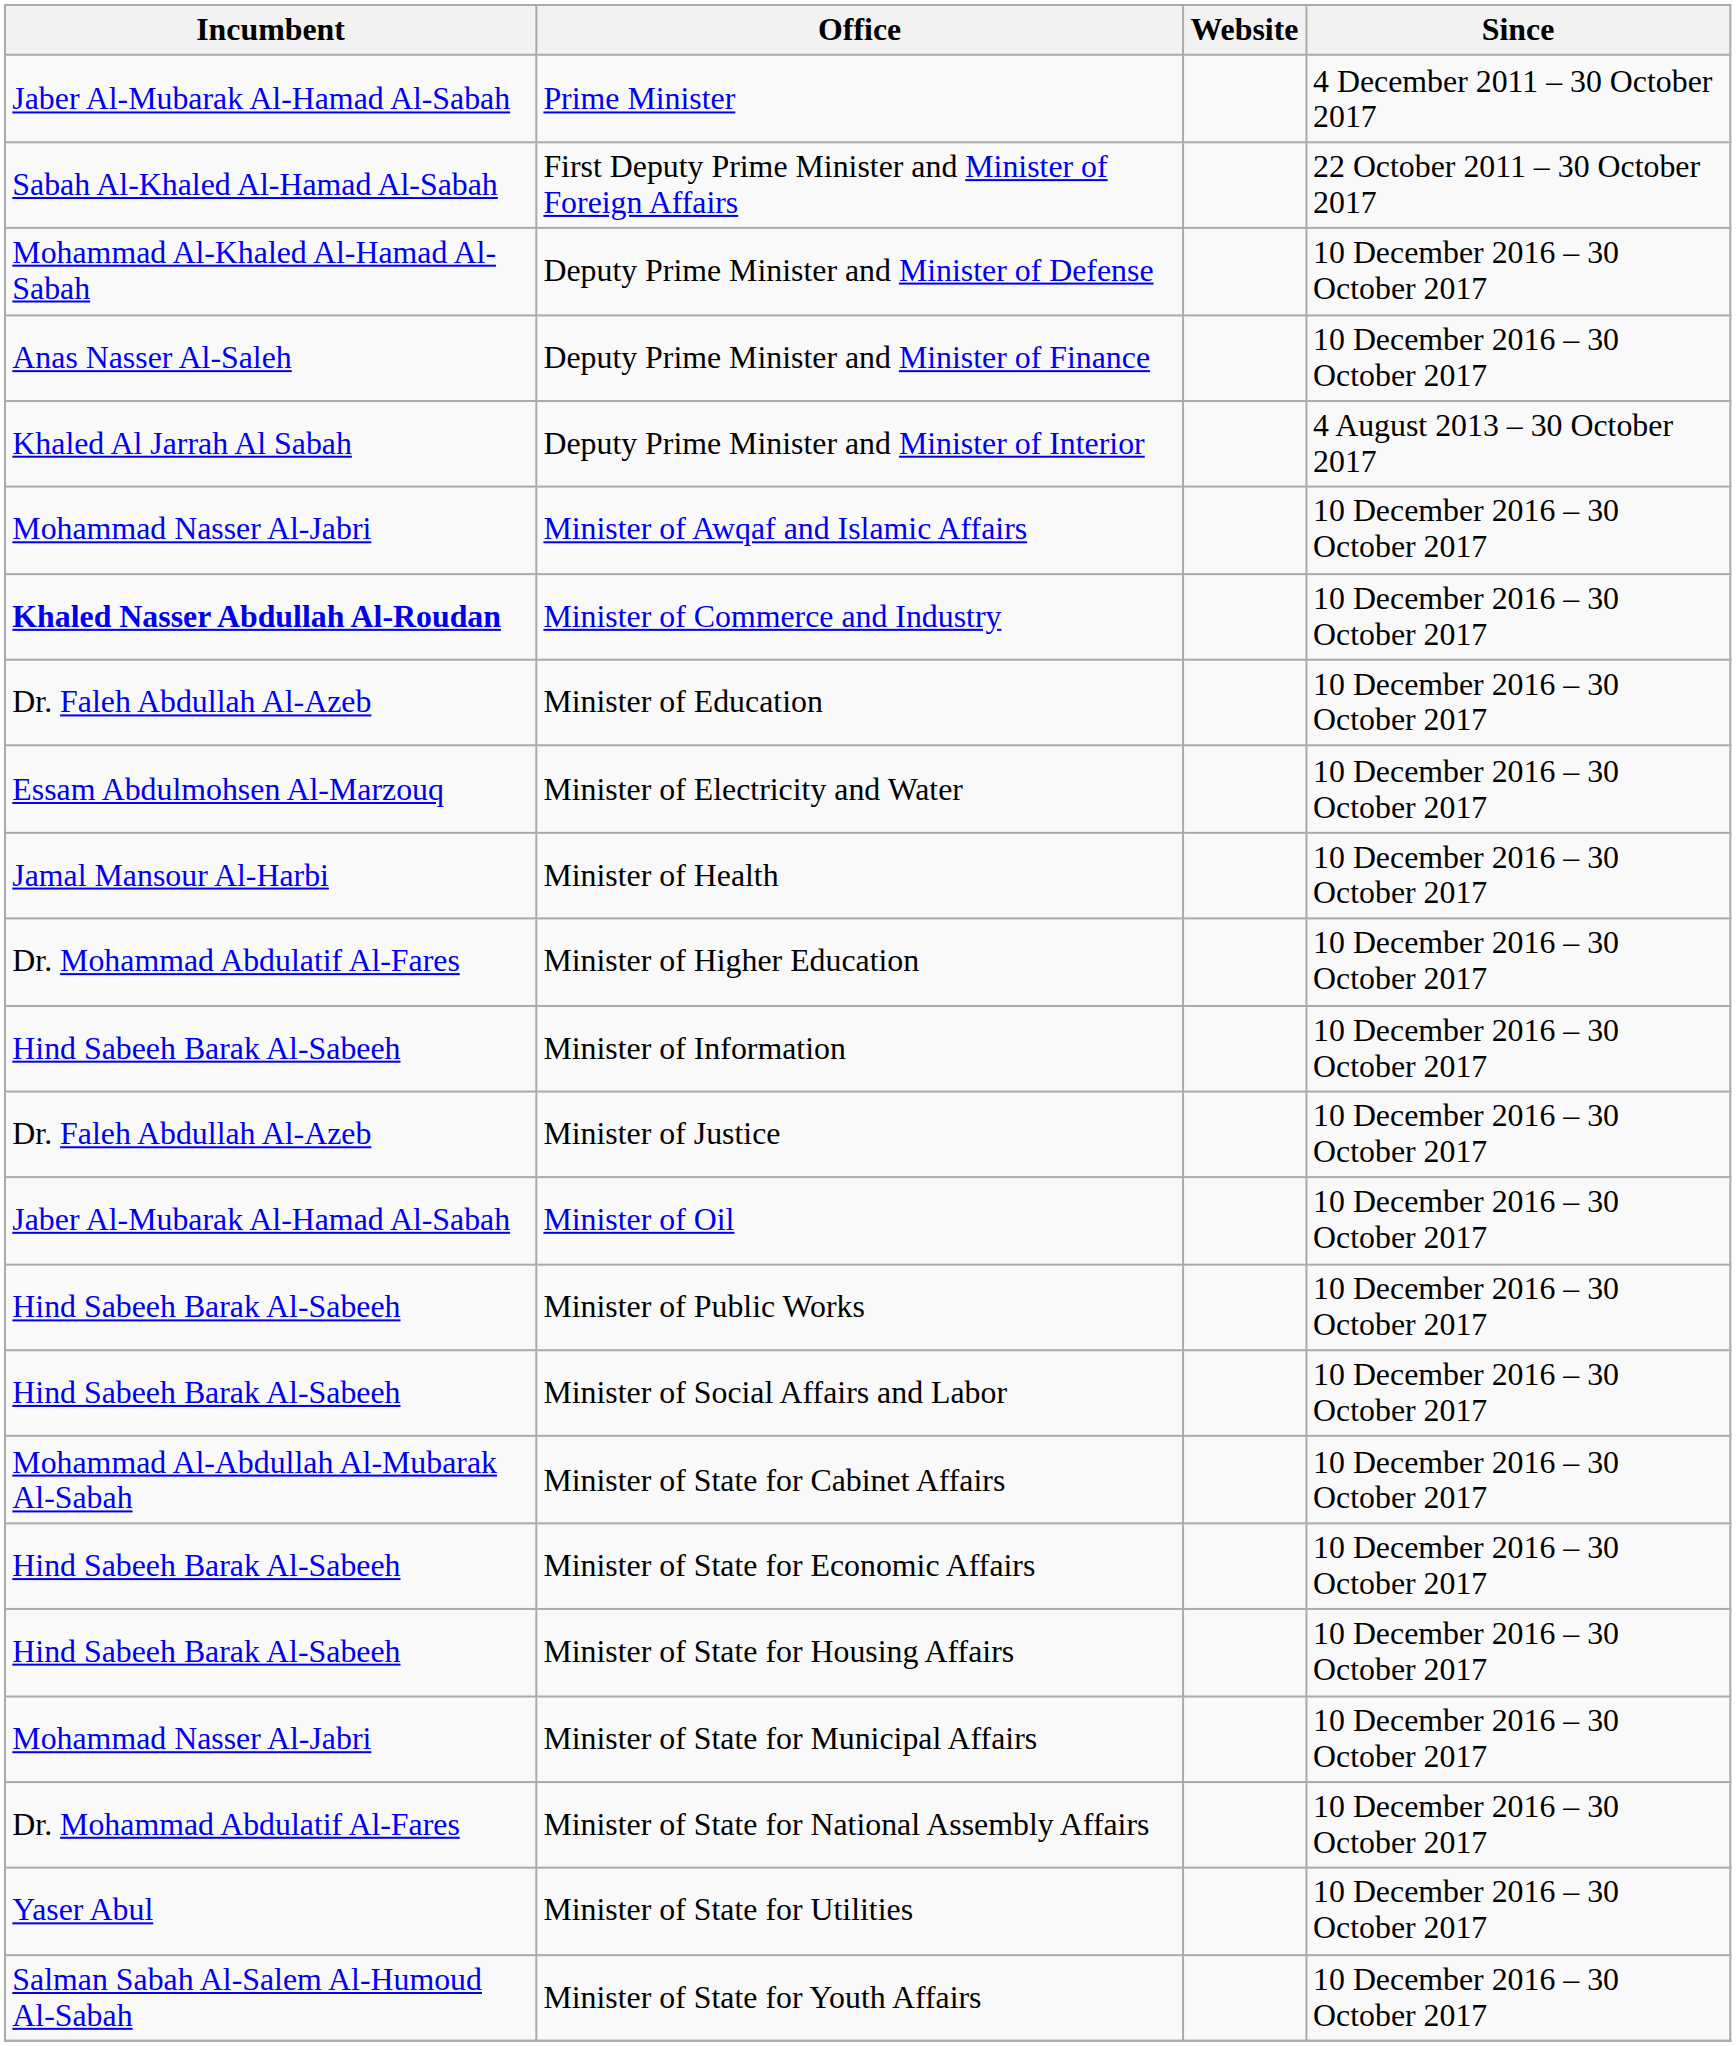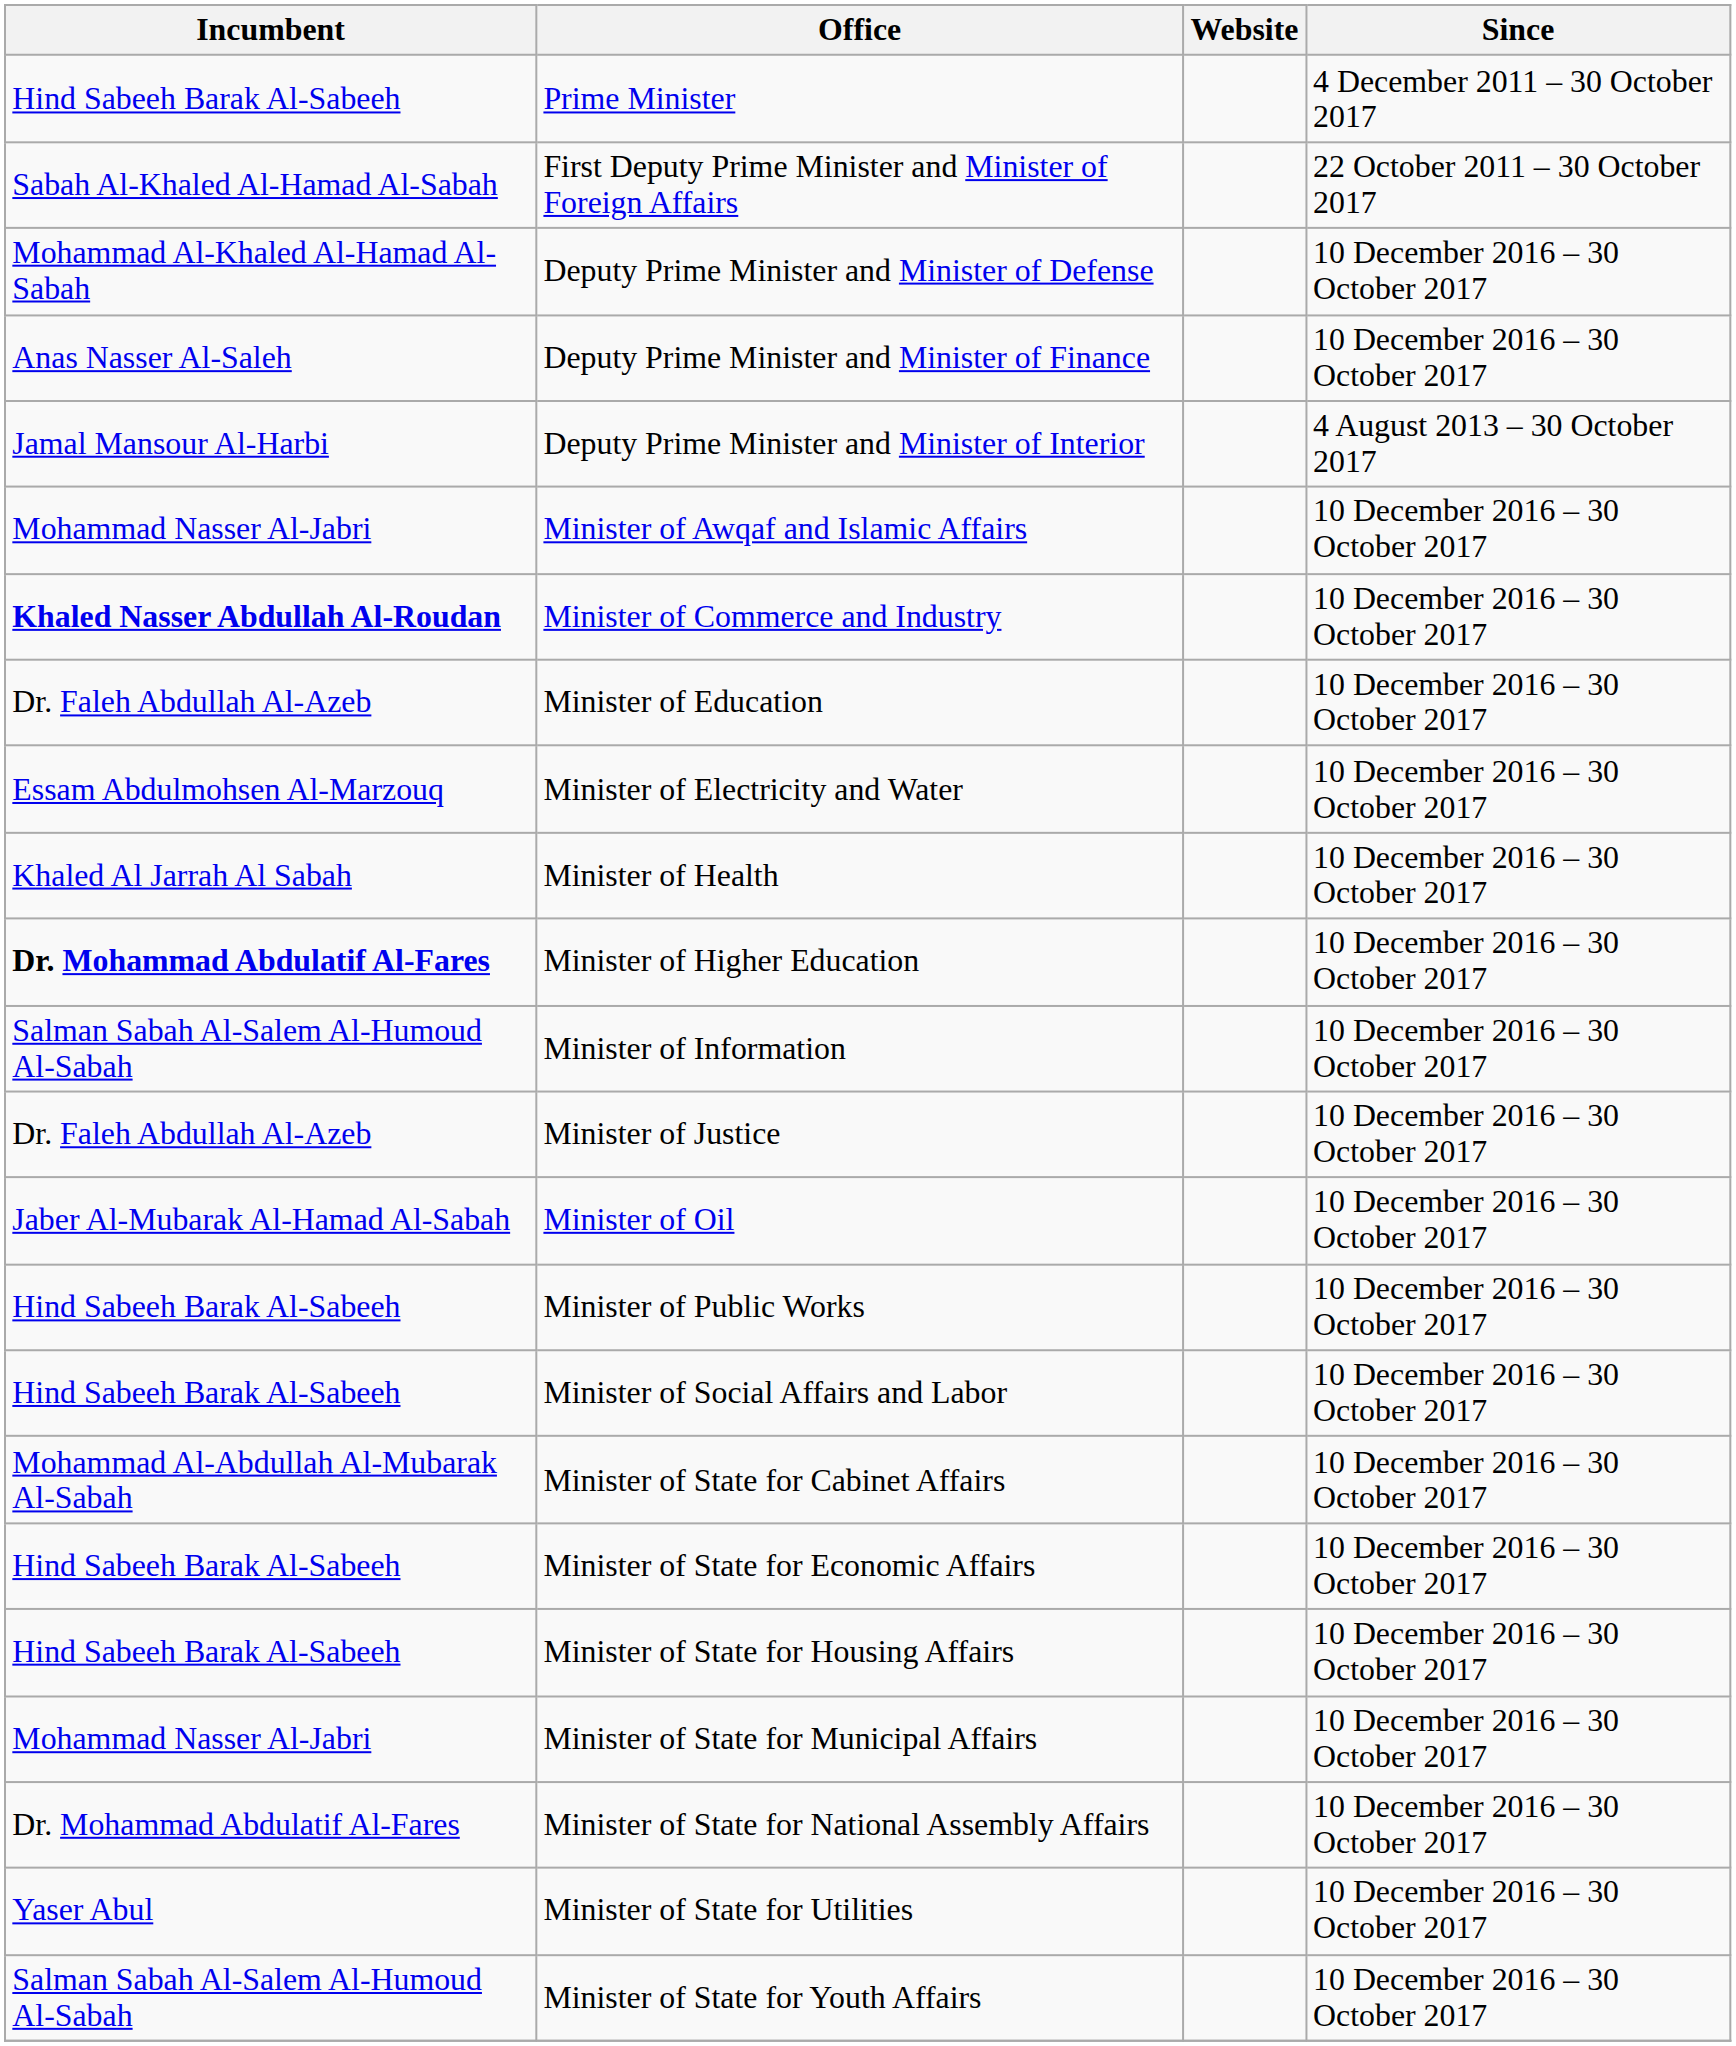(261, 98) Jaber Al-Mubarak Al-Hamad Al-Sabah -> (206, 98) Hind Sabeeh Barak Al-Sabeeh
(182, 443) Khaled Al Jarrah Al Sabah -> (171, 443) Jamal Mansour Al-Harbi
(171, 875) Jamal Mansour Al-Harbi -> (182, 875) Khaled Al Jarrah Al Sabah
(236, 961) normal -> (251, 961) bold
(206, 1047) Hind Sabeeh Barak Al-Sabeeh -> (247, 1047) Salman Sabah Al-Salem Al-Humoud Al-Sabah
